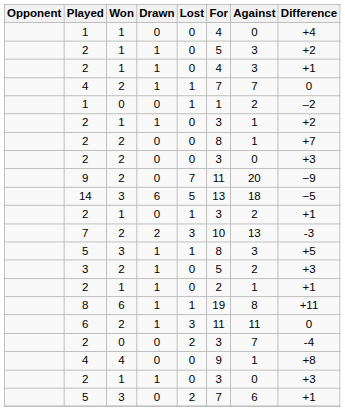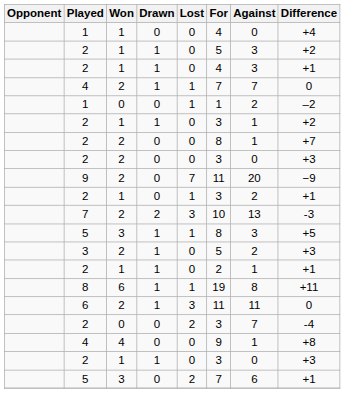- row: (85, 196)
